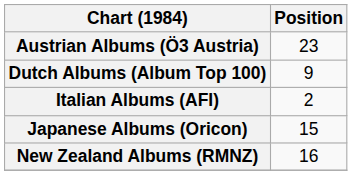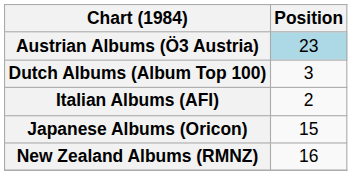(309, 45) no background -> (309, 45) lightblue background
(309, 73) 9 -> (309, 73) 3
